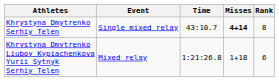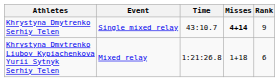(264, 27) 8 -> (264, 27) 9
